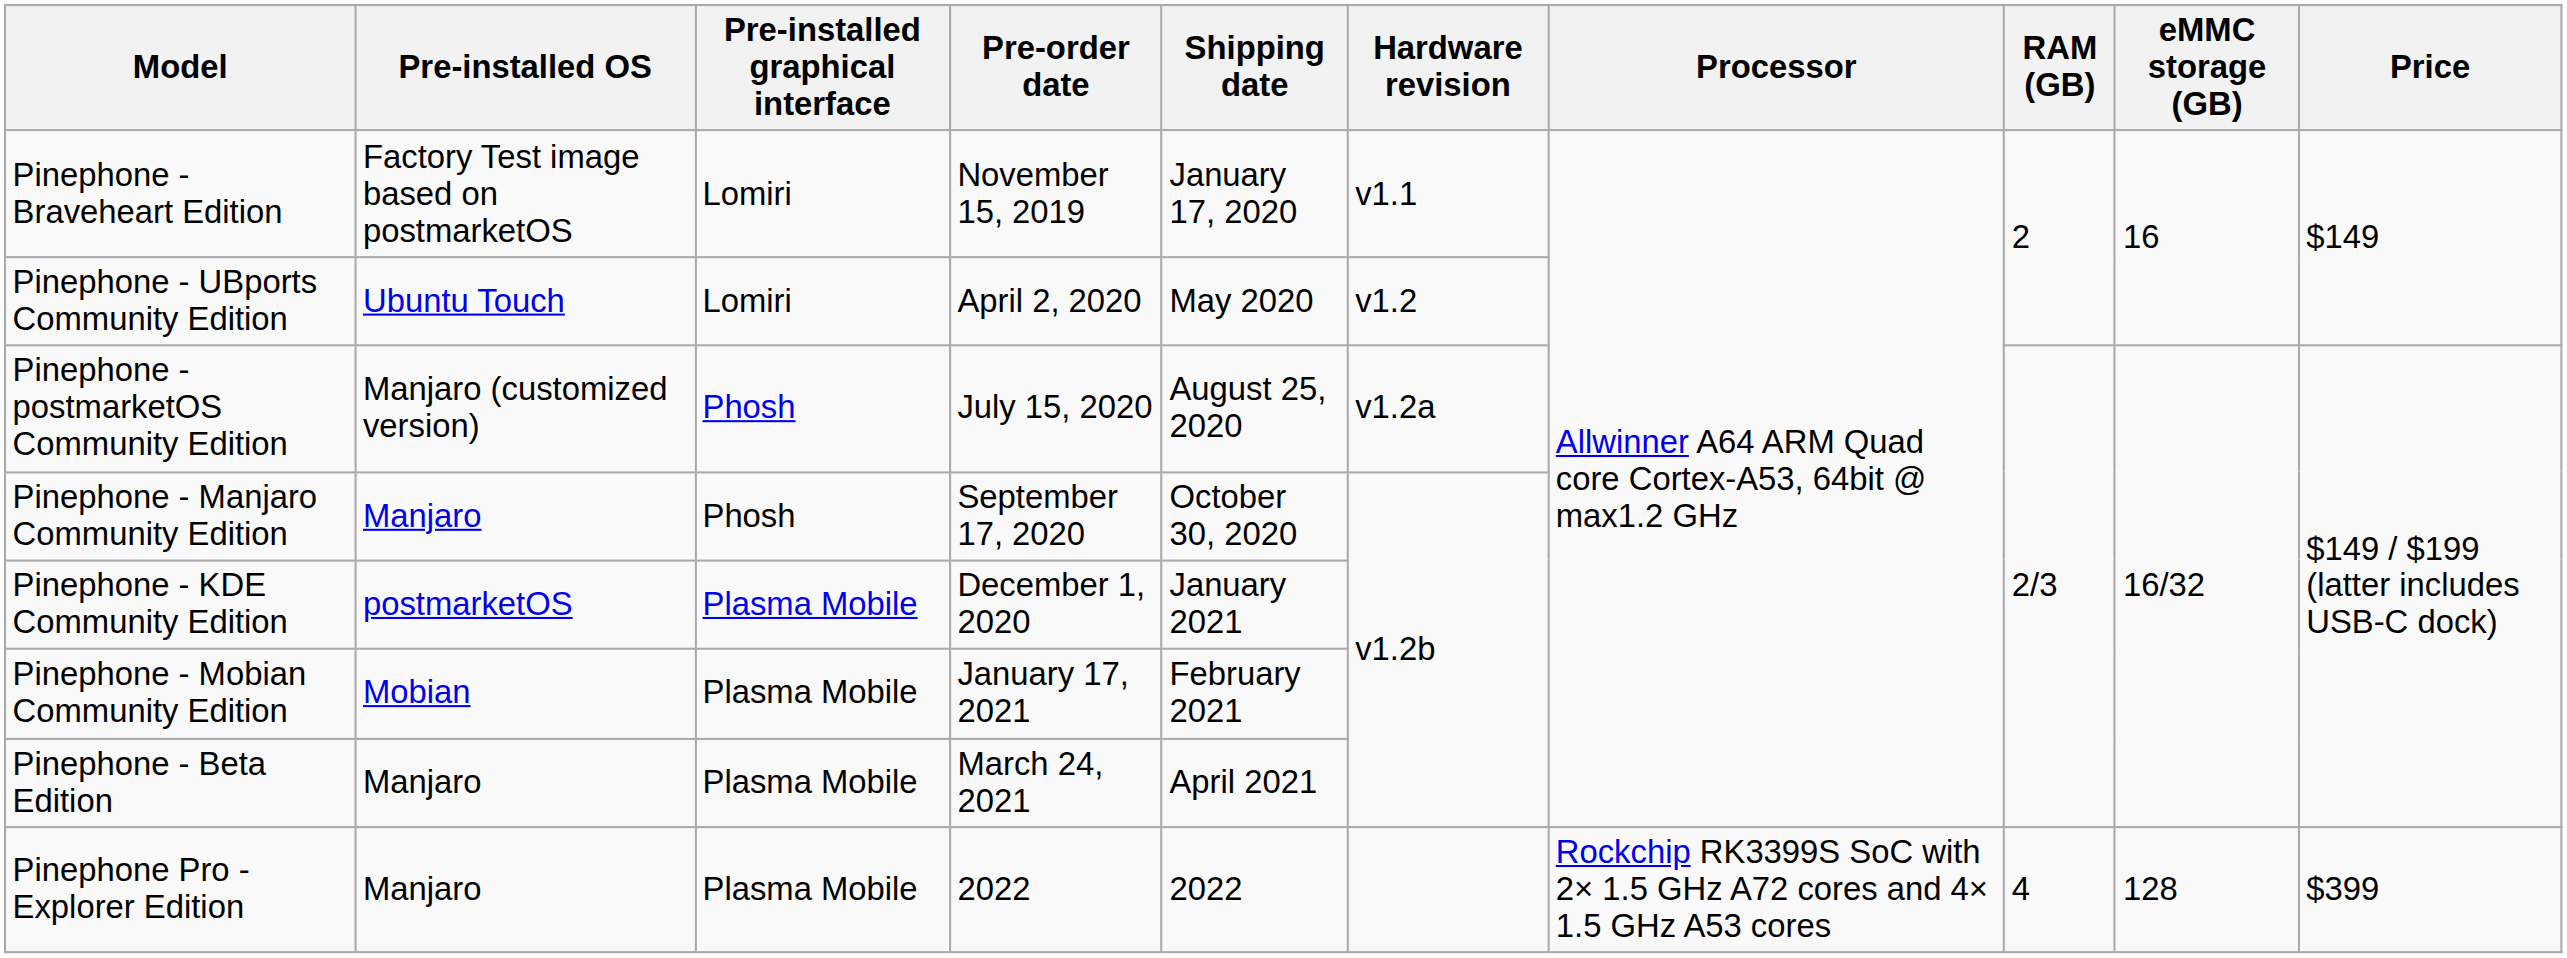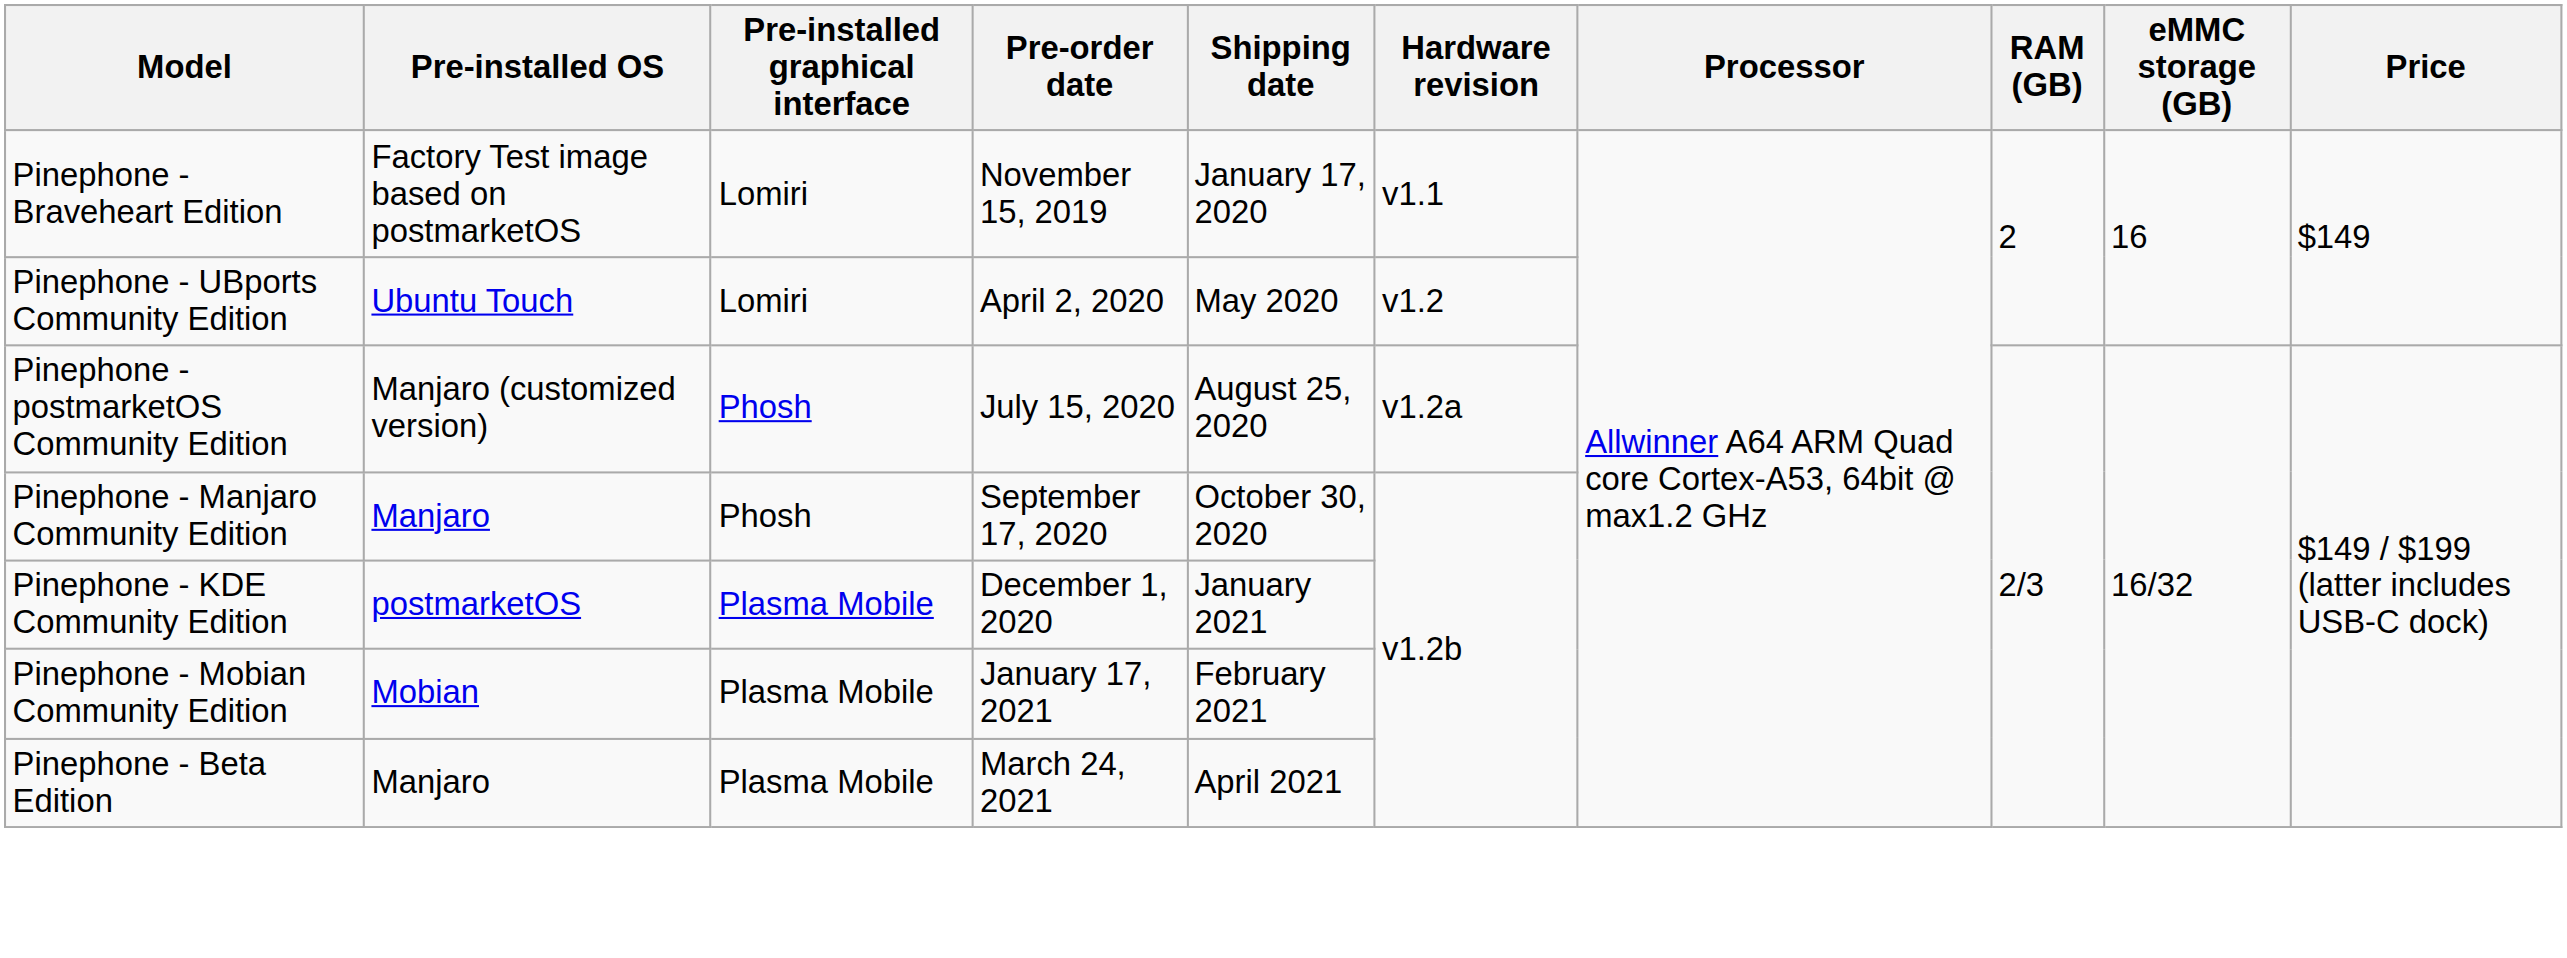- row: (131, 889)
